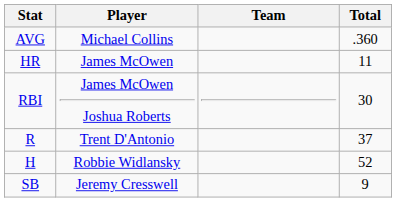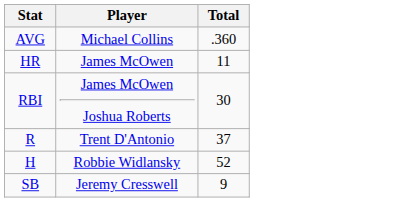- column: (269, 15)
